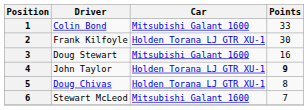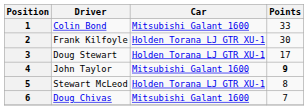(191, 55) Mitsubishi Galant 1600 -> (198, 55) Holden Torana LJ GTR XU-1
(285, 55) 16 -> (285, 55) 17
(198, 69) Holden Torana LJ GTR XU-1 -> (191, 69) Mitsubishi Galant 1600
(83, 84) Doug Chivas -> (90, 84) Stewart McLeod
(90, 98) Stewart McLeod -> (83, 98) Doug Chivas
